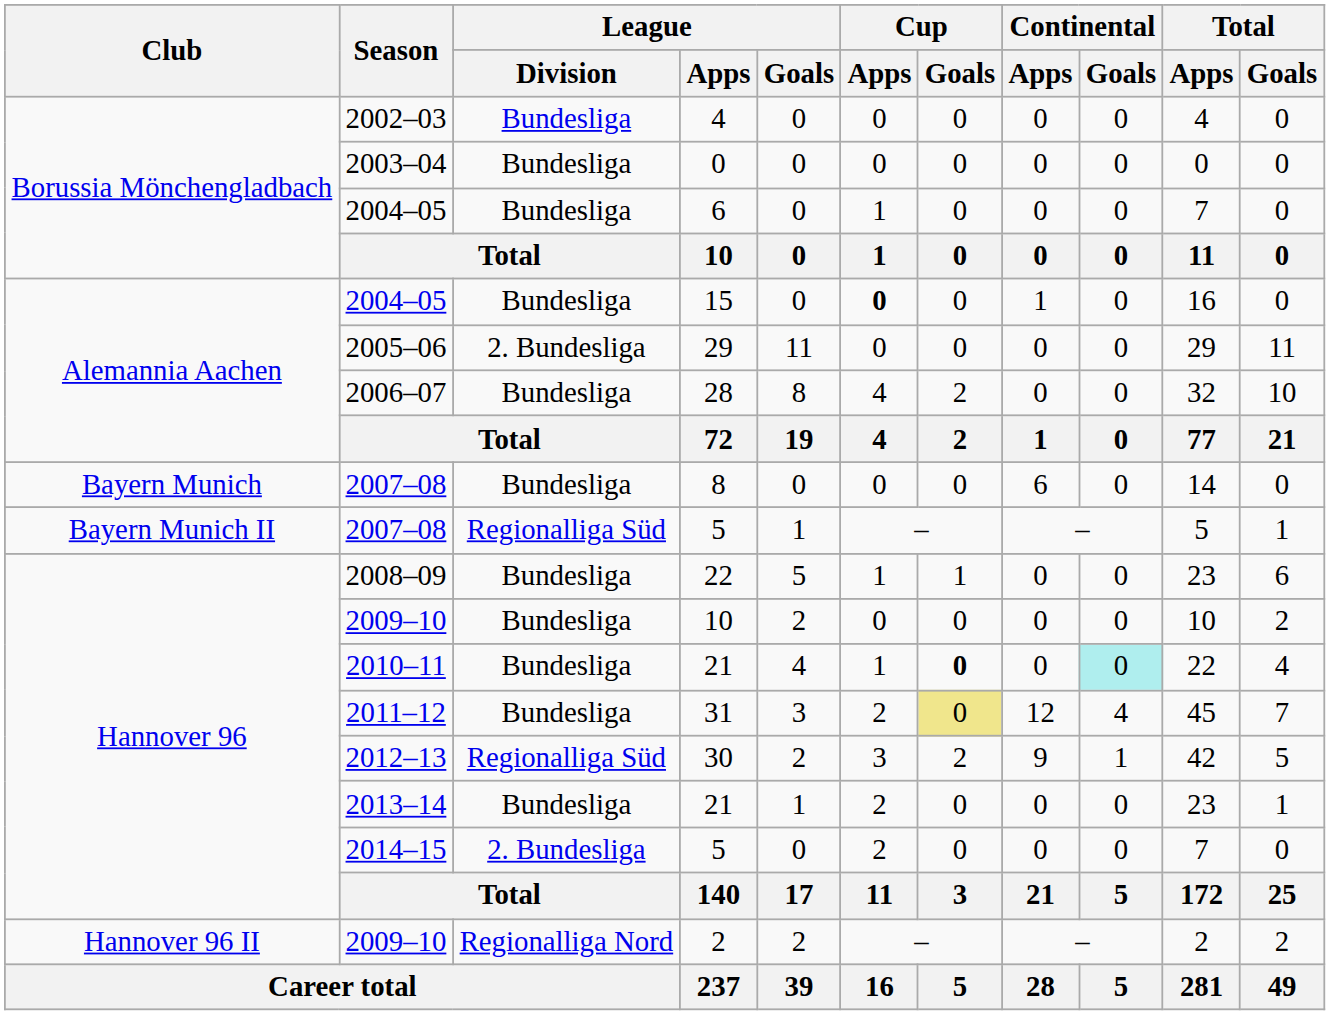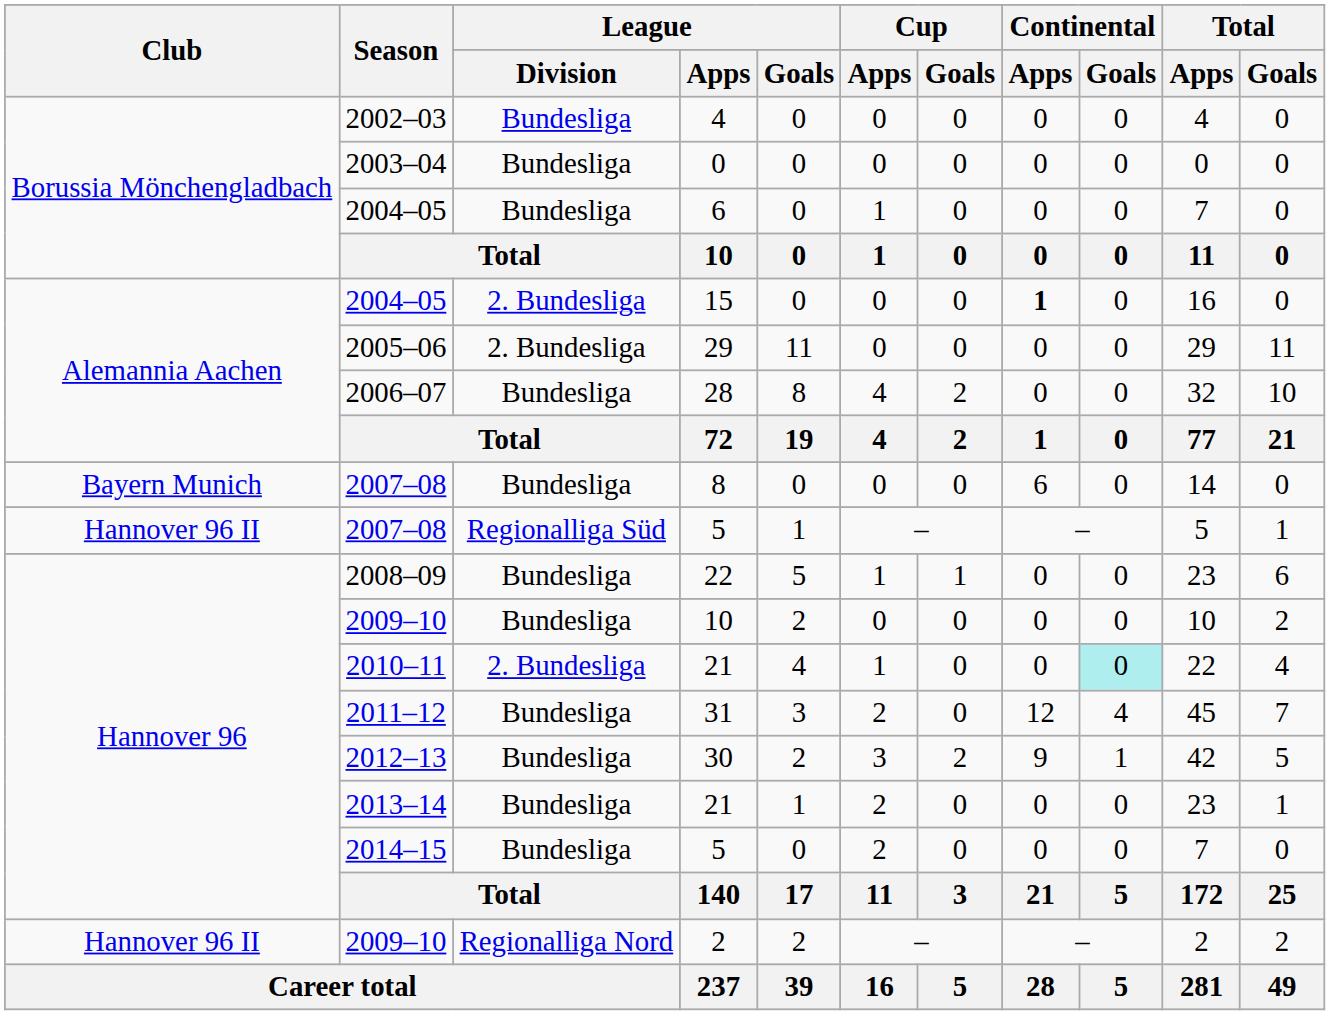(566, 301) Bundesliga -> (566, 301) 2. Bundesliga
(879, 301) bold -> (879, 301) normal
(1040, 301) normal -> (1040, 301) bold
(172, 529) Bayern Munich II -> (172, 529) Hannover 96 II
(566, 666) Bundesliga -> (566, 666) 2. Bundesliga
(960, 666) bold -> (960, 666) normal
(960, 712) khaki background -> (960, 712) no background
(566, 758) Regionalliga Süd -> (566, 758) Bundesliga
(566, 849) 2. Bundesliga -> (566, 849) Bundesliga
